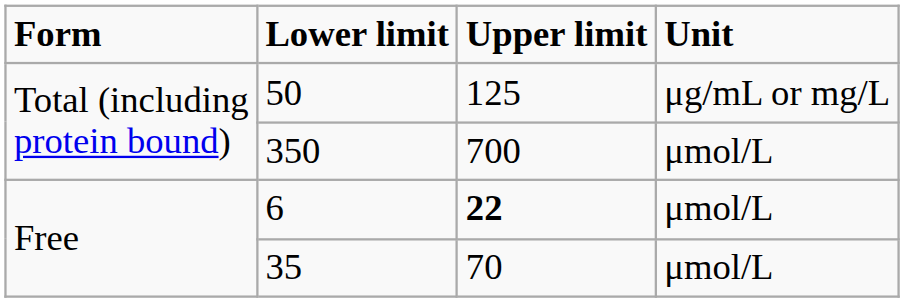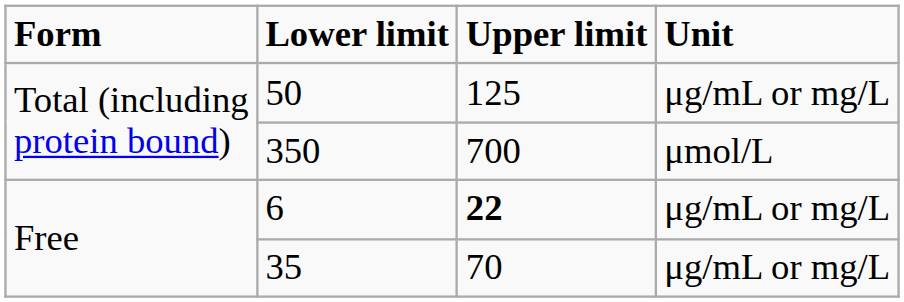(719, 208) μmol/L -> (777, 208) μg/mL or mg/L
(719, 266) μmol/L -> (777, 266) μg/mL or mg/L
